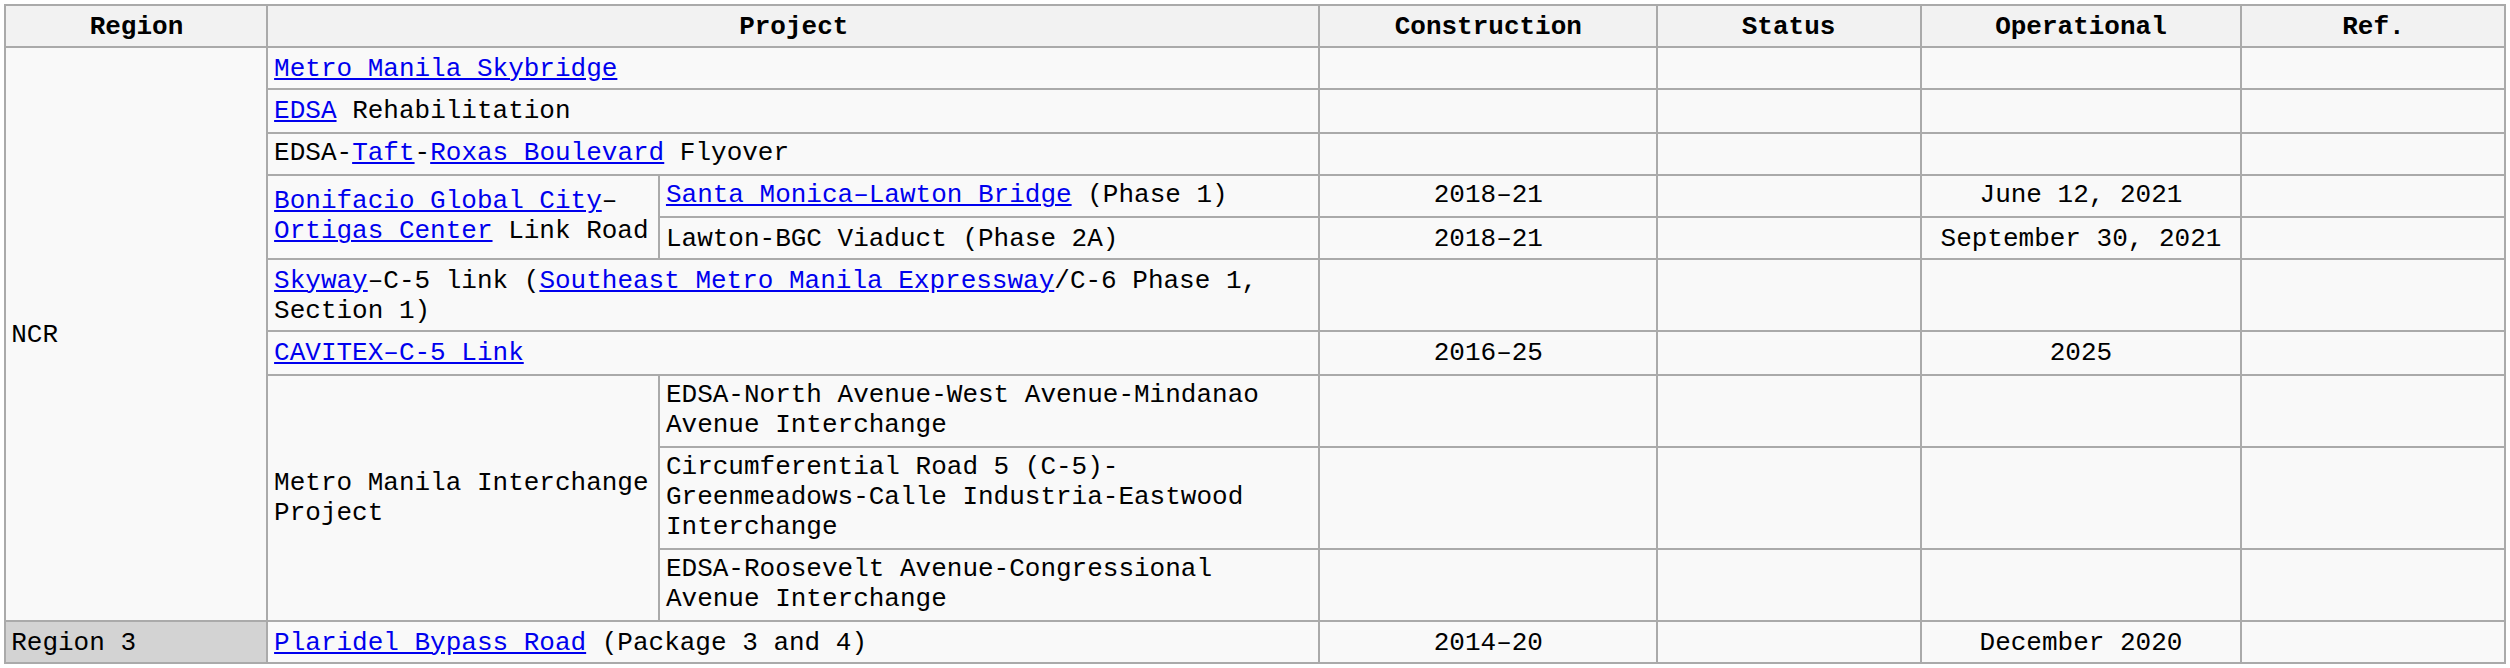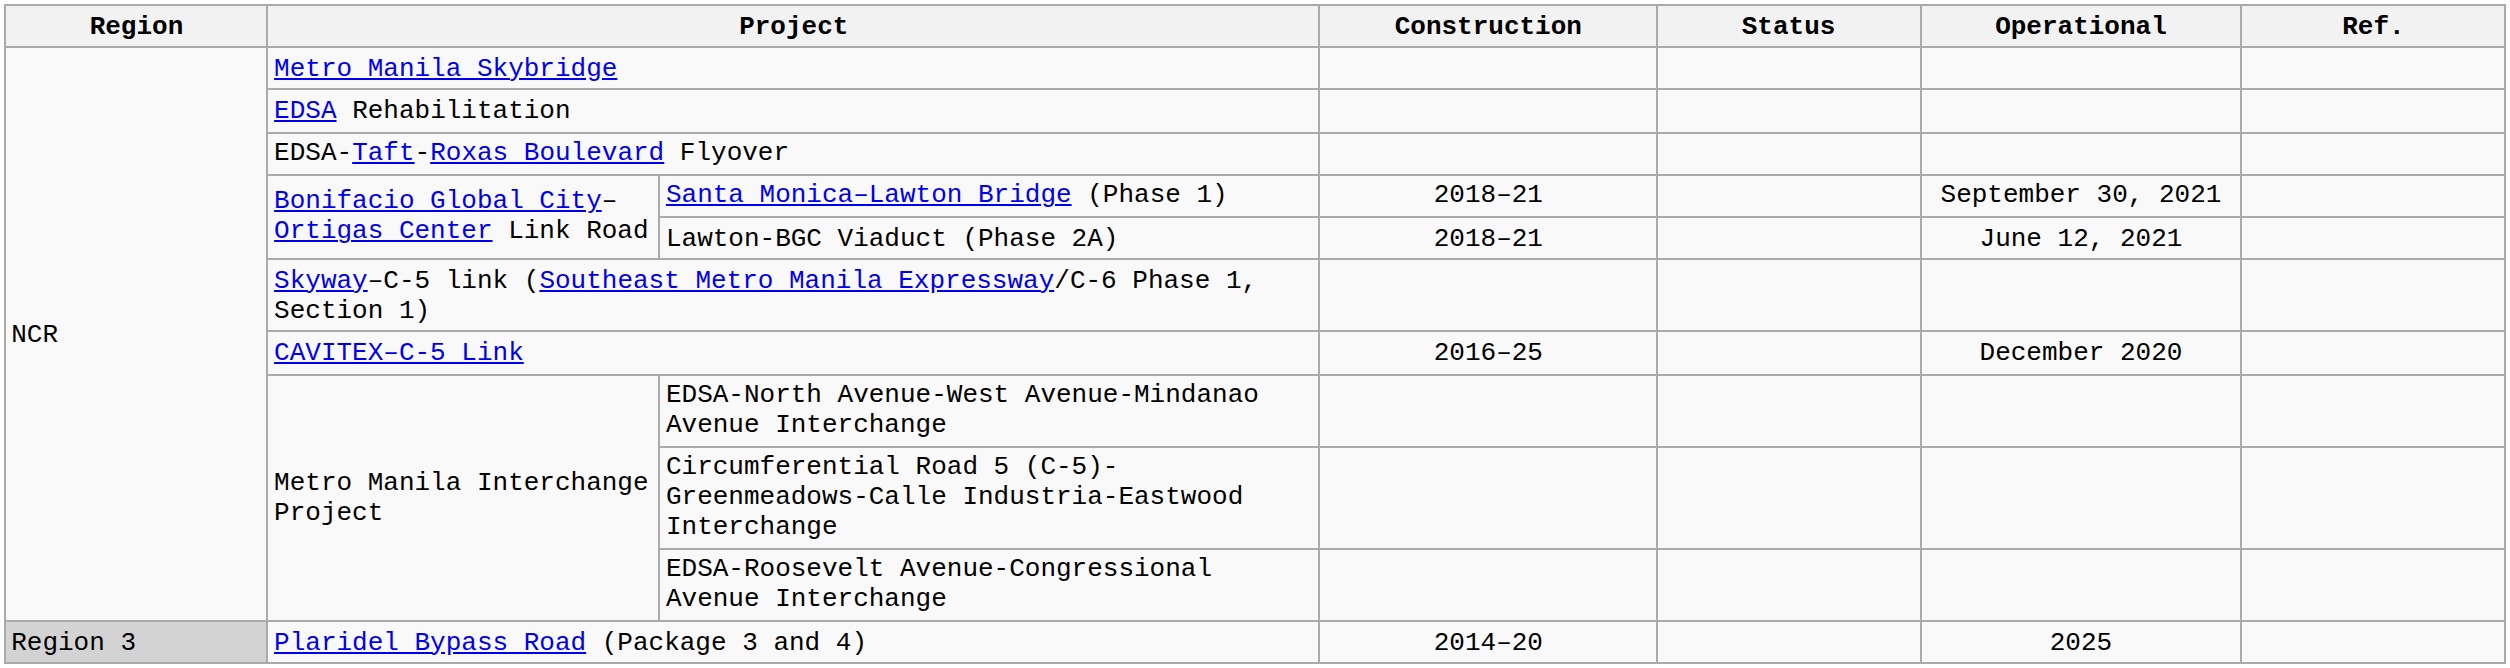(2081, 196) June 12, 2021 -> (2081, 196) September 30, 2021
(2081, 238) September 30, 2021 -> (2081, 238) June 12, 2021
(2081, 353) 2025 -> (2081, 353) December 2020
(2081, 642) December 2020 -> (2081, 642) 2025
